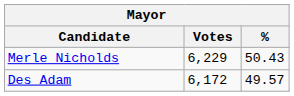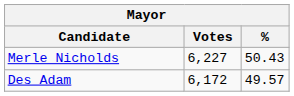(207, 59) 6,229 -> (207, 59) 6,227
